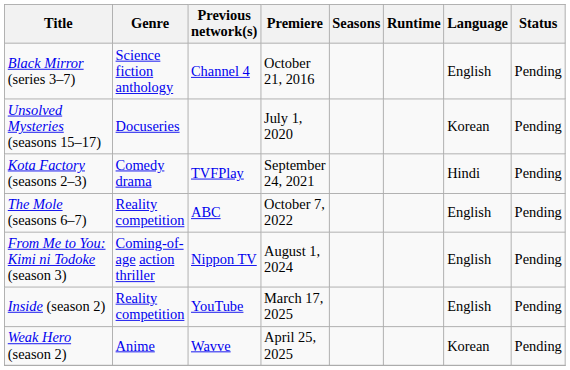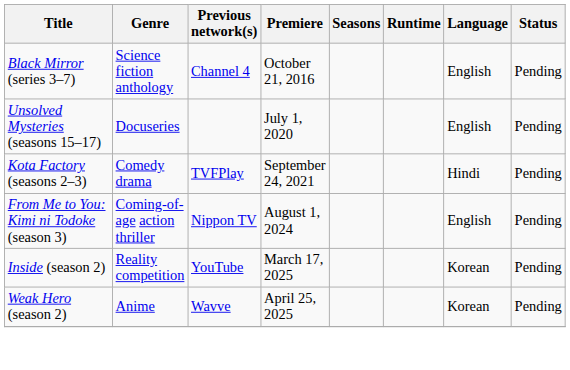(468, 126) Korean -> (469, 126) English
- row: (47, 212)
(469, 306) English -> (468, 267) Korean
